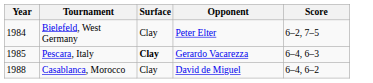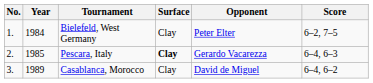+ column: (14, 11)
(16, 69) 1988 -> (35, 69) 1989
